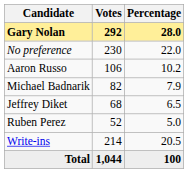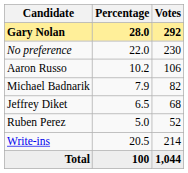columns swapped: (108, 13) <-> (154, 13)
